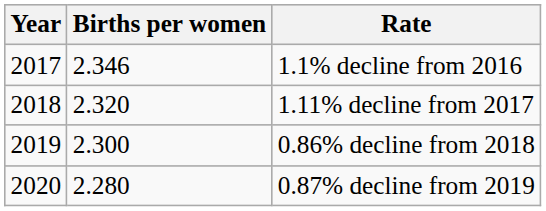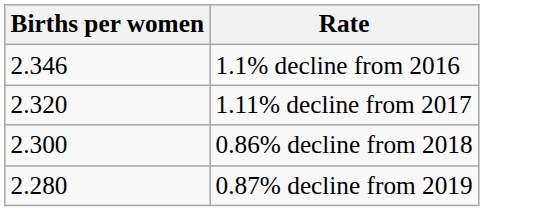- column: (36, 24)
